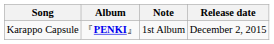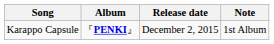columns swapped: (228, 12) <-> (163, 12)
